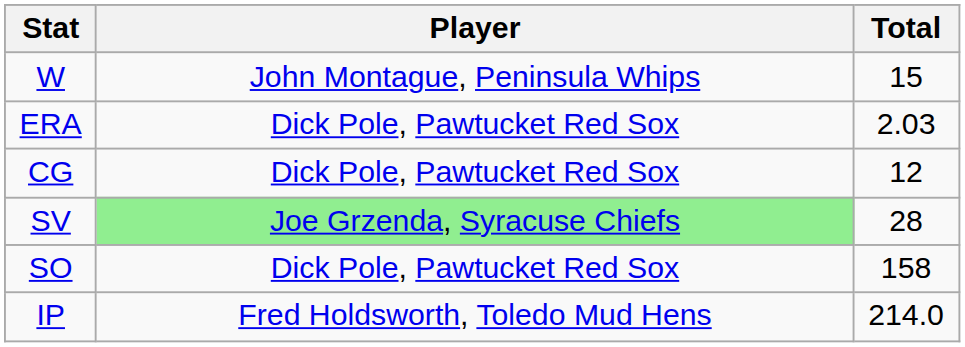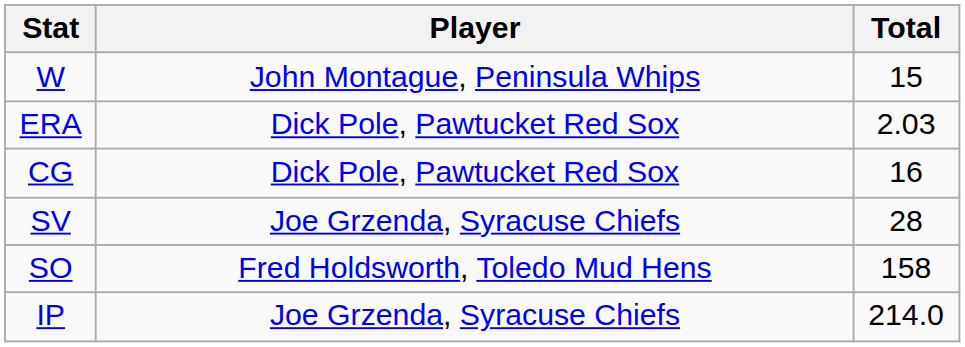(906, 172) 12 -> (906, 172) 16
(475, 220) lightgreen background -> (475, 220) no background
(475, 268) Dick Pole, Pawtucket Red Sox -> (475, 268) Fred Holdsworth, Toledo Mud Hens
(475, 316) Fred Holdsworth, Toledo Mud Hens -> (475, 316) Joe Grzenda, Syracuse Chiefs
